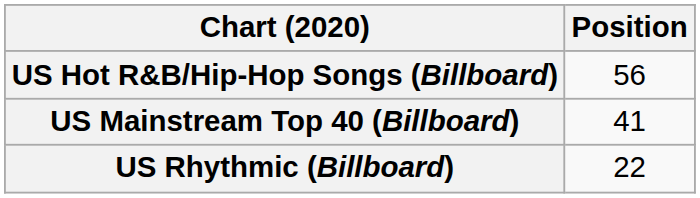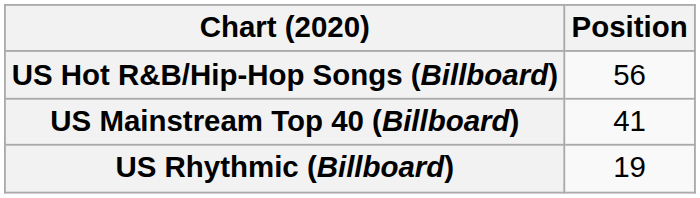(630, 167) 22 -> (630, 167) 19
